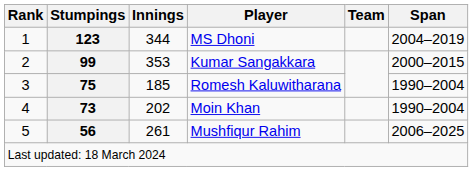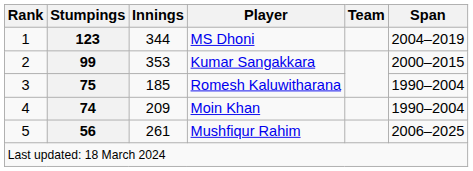(88, 108) 73 -> (88, 108) 74
(158, 108) 202 -> (158, 108) 209
